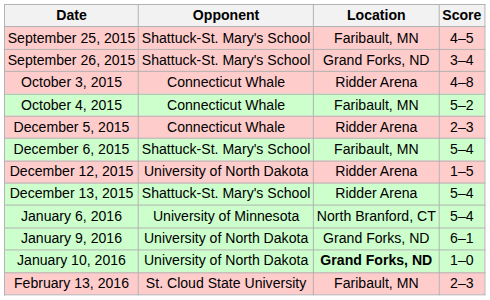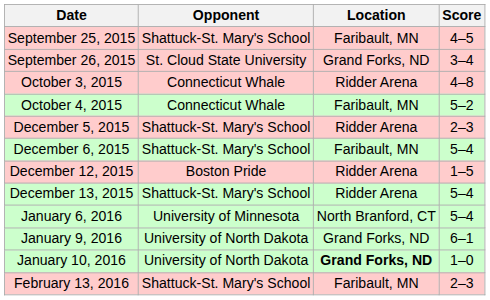(226, 60) Shattuck-St. Mary's School -> (226, 60) St. Cloud State University
(226, 127) Connecticut Whale -> (226, 127) Shattuck-St. Mary's School
(226, 171) University of North Dakota -> (226, 171) Boston Pride
(226, 283) St. Cloud State University -> (226, 283) Shattuck-St. Mary's School
